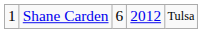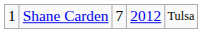(119, 16) 6 -> (119, 16) 7
